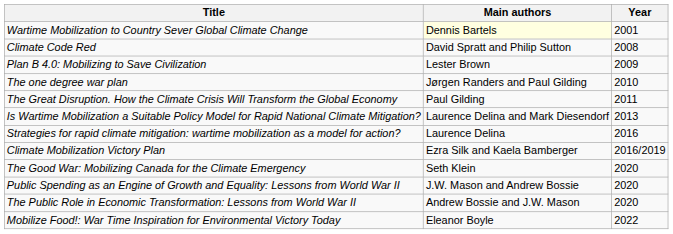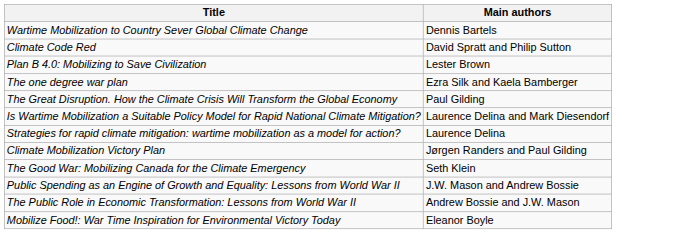- column: (640, 13)
(461, 30) lightyellow background -> (461, 30) no background
(506, 82) Jørgen Randers and Paul Gilding -> (502, 82) Ezra Silk and Kaela Bamberger
(502, 151) Ezra Silk and Kaela Bamberger -> (506, 151) Jørgen Randers and Paul Gilding
